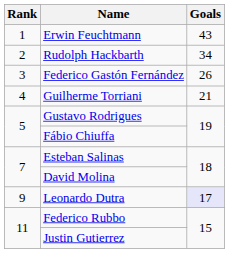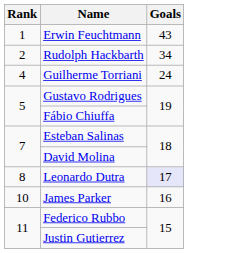- row: (114, 75)
(205, 95) 21 -> (165, 75) 24
(22, 197) 9 -> (22, 177) 8
+ row: (77, 197)
